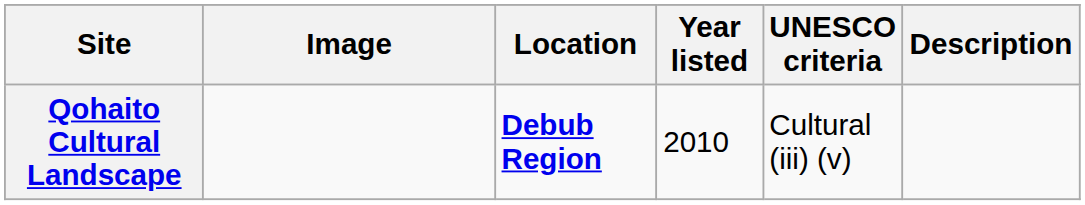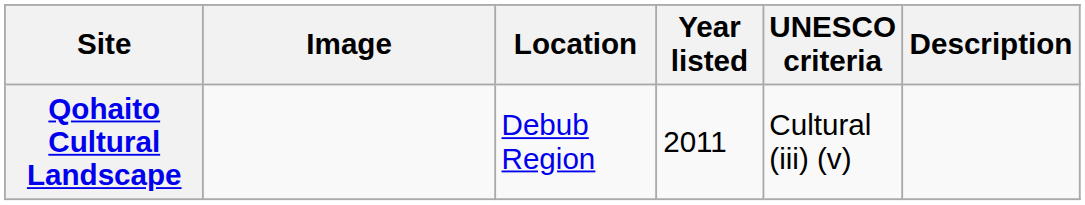(552, 141) bold -> (548, 141) normal
(696, 141) 2010 -> (695, 141) 2011
